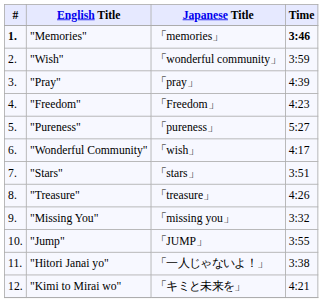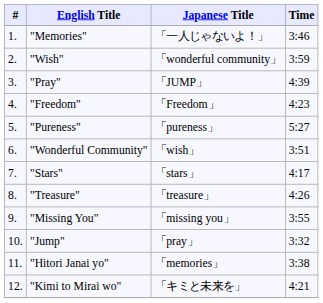(12, 37) bold -> (12, 37) normal
(189, 37) 「memories」 -> (212, 37) 「一人じゃないよ！」
(299, 37) bold -> (299, 37) normal
(177, 82) 「pray」 -> (181, 82) 「JUMP」
(299, 150) 4:17 -> (299, 150) 3:51
(299, 173) 3:51 -> (299, 173) 4:17
(299, 218) 3:32 -> (299, 218) 3:55
(181, 241) 「JUMP」 -> (177, 241) 「pray」
(299, 241) 3:55 -> (299, 241) 3:32
(212, 264) 「一人じゃないよ！」 -> (189, 264) 「memories」
